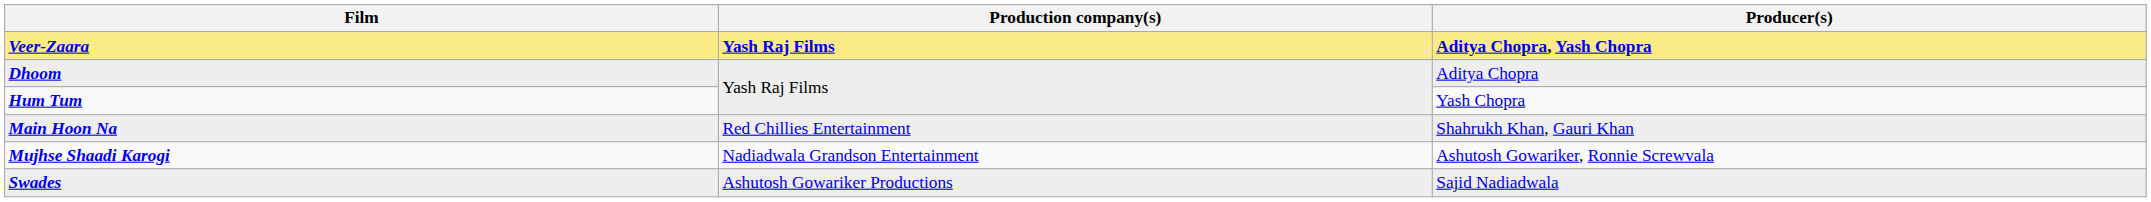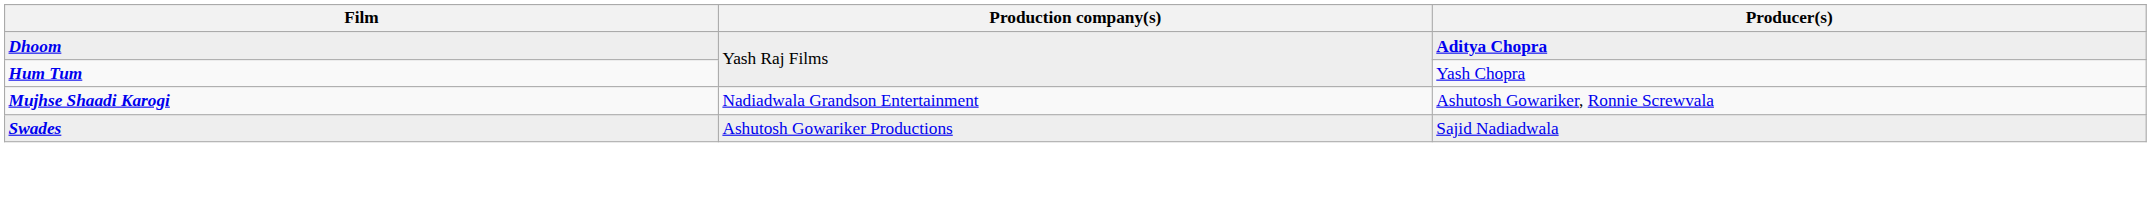- row: (49, 45)
(1487, 73) normal -> (1492, 45) bold
- row: (63, 127)
